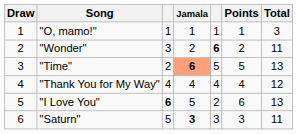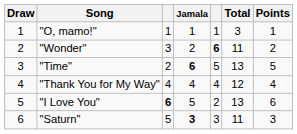columns swapped: (277, 13) <-> (242, 13)
(192, 66) lightsalmon background -> (192, 66) no background
